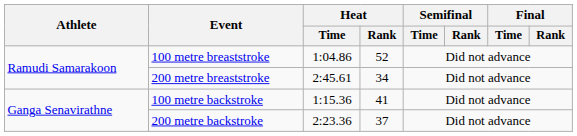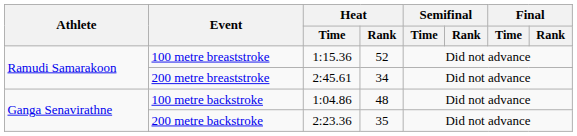(332, 57) 1:04.86 -> (332, 57) 1:15.36
(332, 99) 1:15.36 -> (332, 99) 1:04.86
(382, 99) 41 -> (382, 99) 48
(382, 121) 37 -> (382, 121) 35
